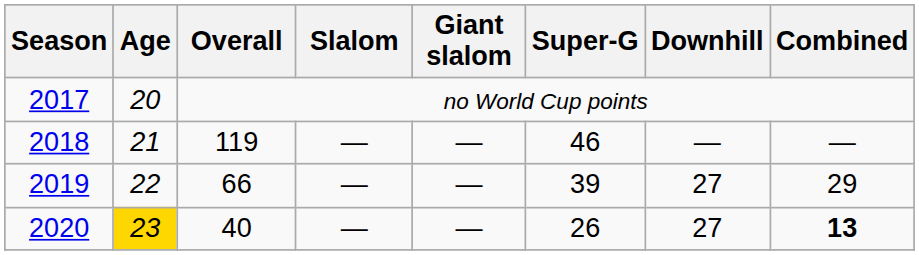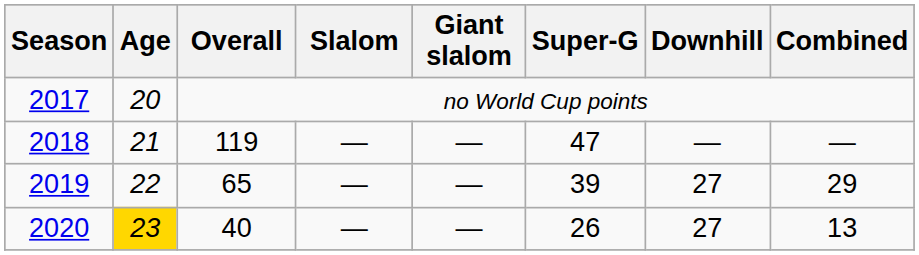(585, 142) 46 -> (585, 142) 47
(237, 185) 66 -> (237, 185) 65
(842, 227) bold -> (842, 227) normal
